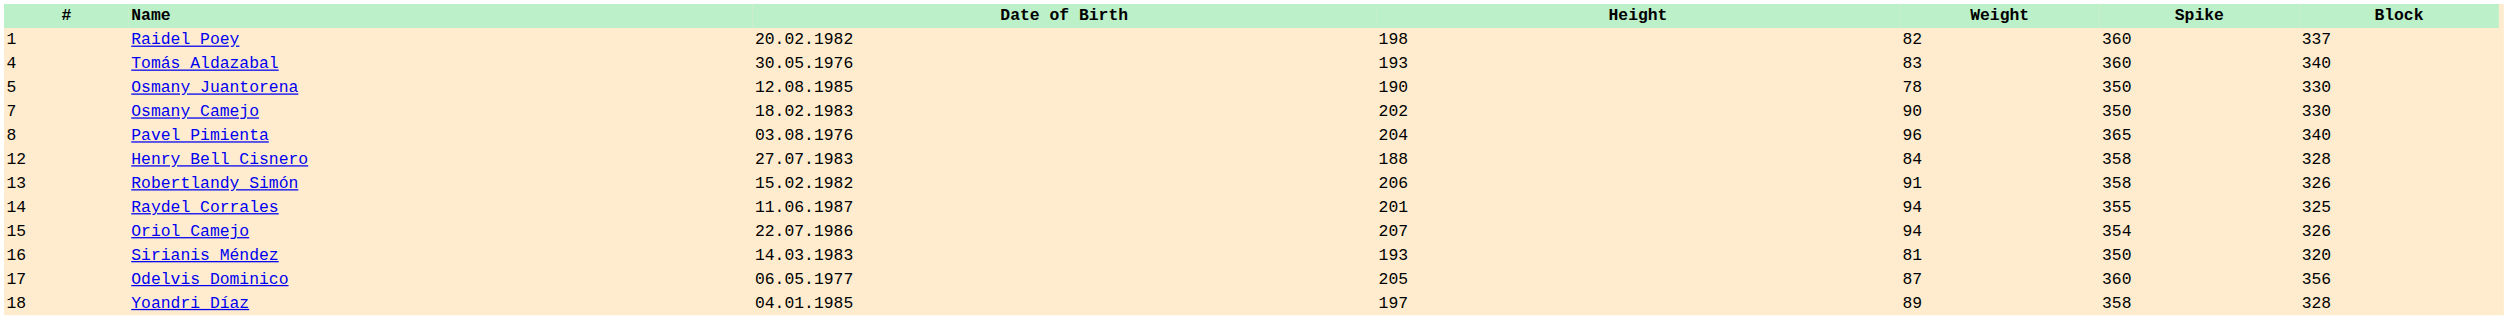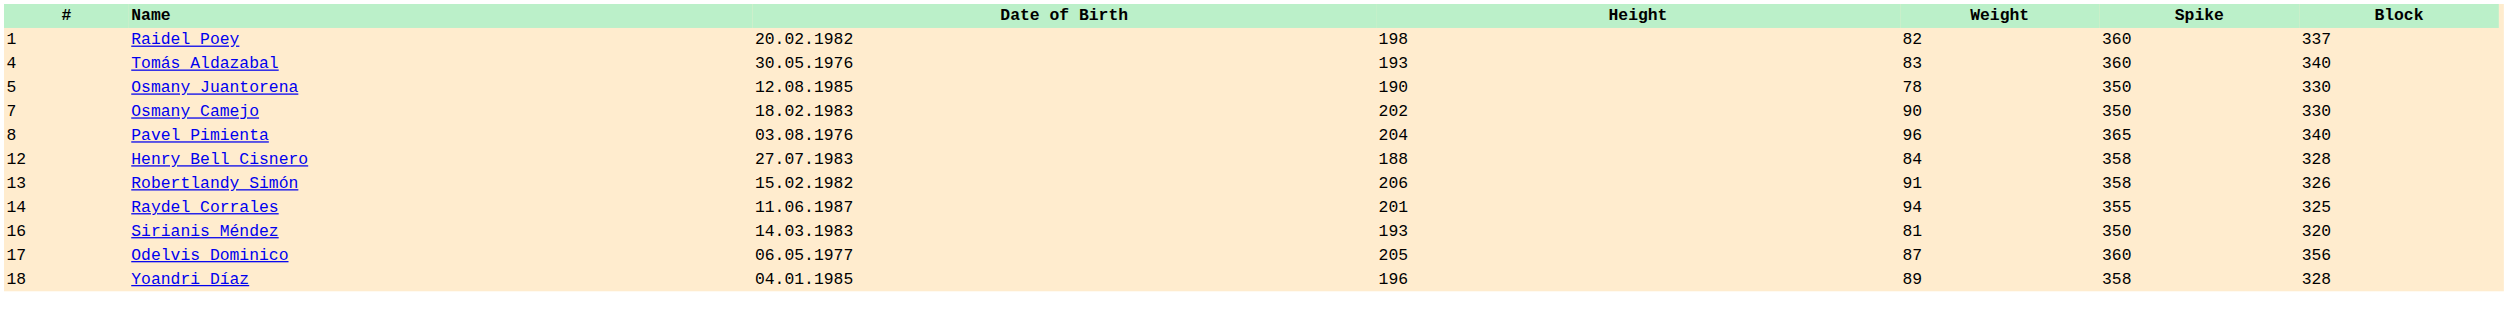- row: (190, 231)
(1393, 303) 197 -> (1393, 279) 196
